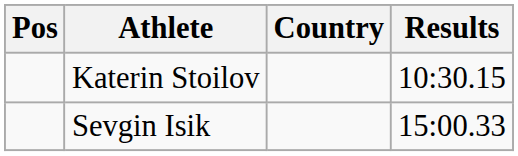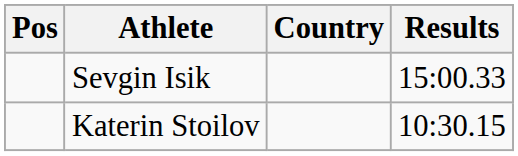rows swapped: (166, 77) <-> (141, 125)
